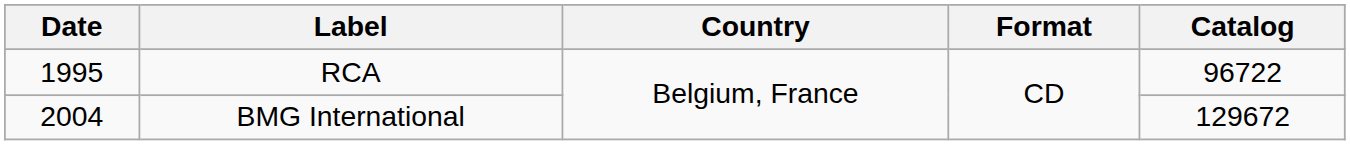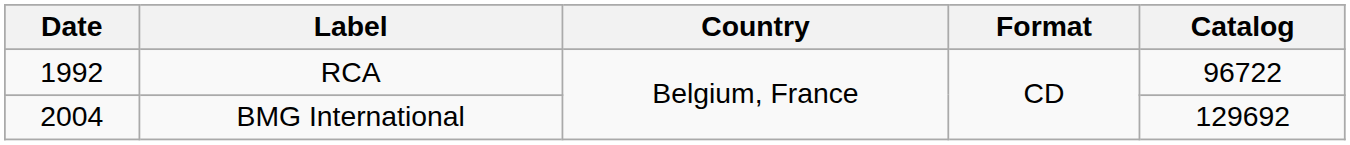(72, 71) 1995 -> (72, 71) 1992
(1243, 116) 129672 -> (1243, 116) 129692
